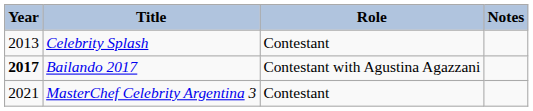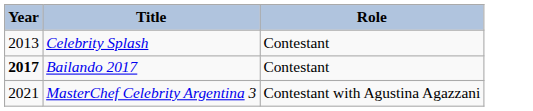- column: (506, 17)
(372, 68) Contestant with Agustina Agazzani -> (296, 68) Contestant
(296, 93) Contestant -> (372, 93) Contestant with Agustina Agazzani
